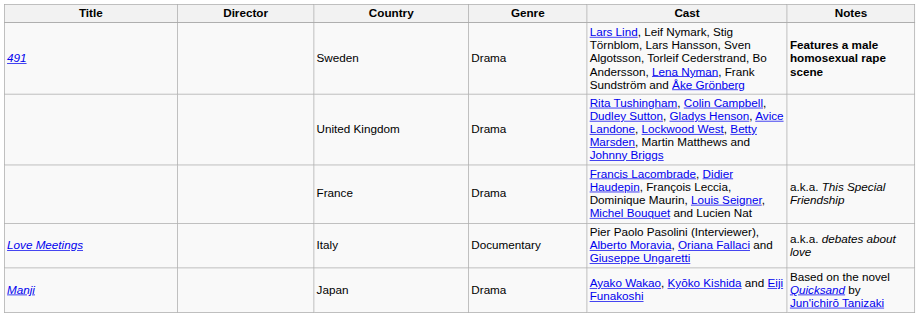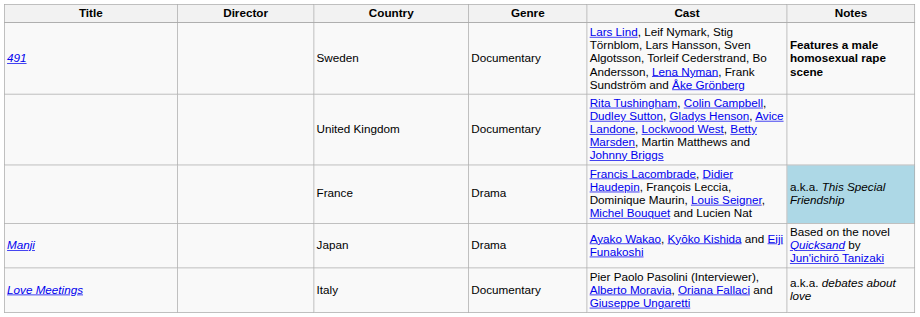(489, 58) Drama -> (506, 58) Documentary
(489, 129) Drama -> (506, 129) Documentary
(838, 194) no background -> (838, 194) lightblue background
rows swapped: (327, 245) <-> (332, 290)
